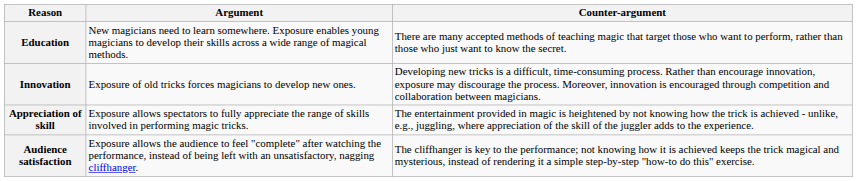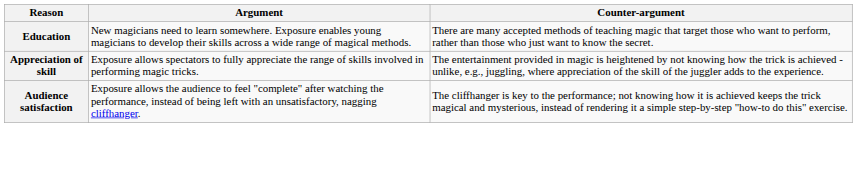- row: (45, 84)
